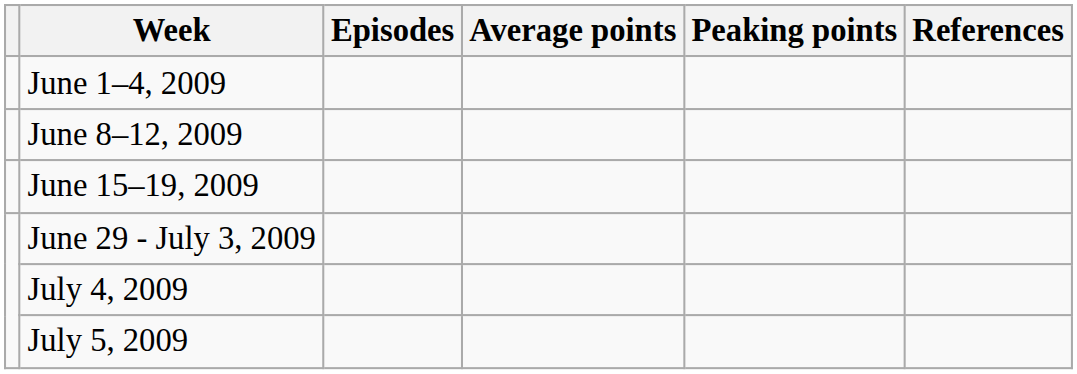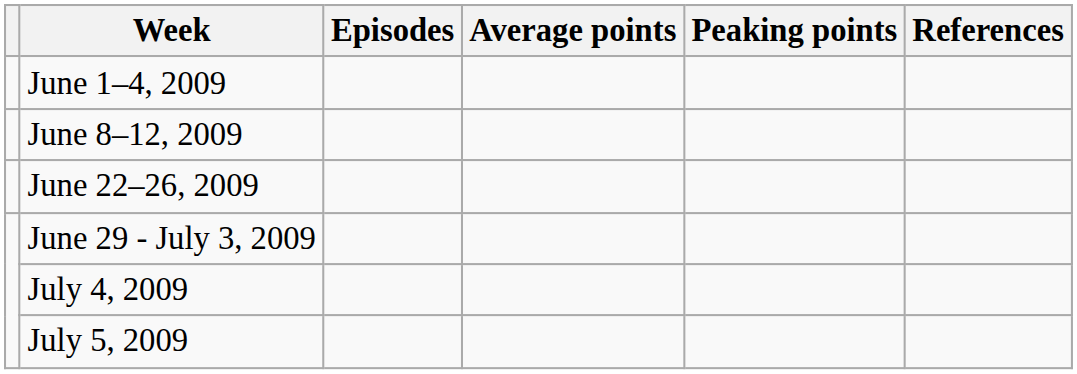- row: (143, 185)
+ row: (143, 185)
